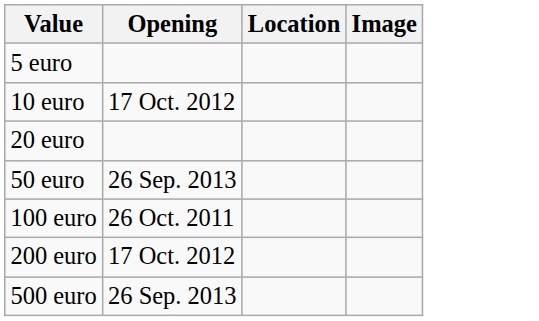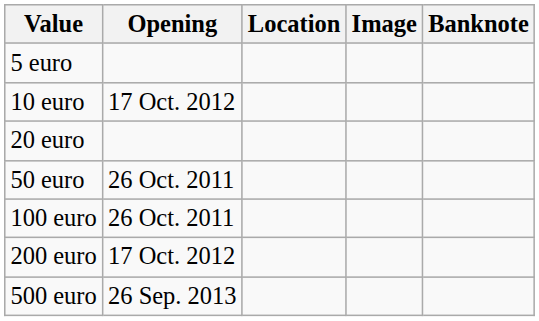+ column: (479, 23)
(172, 179) 26 Sep. 2013 -> (171, 179) 26 Oct. 2011
